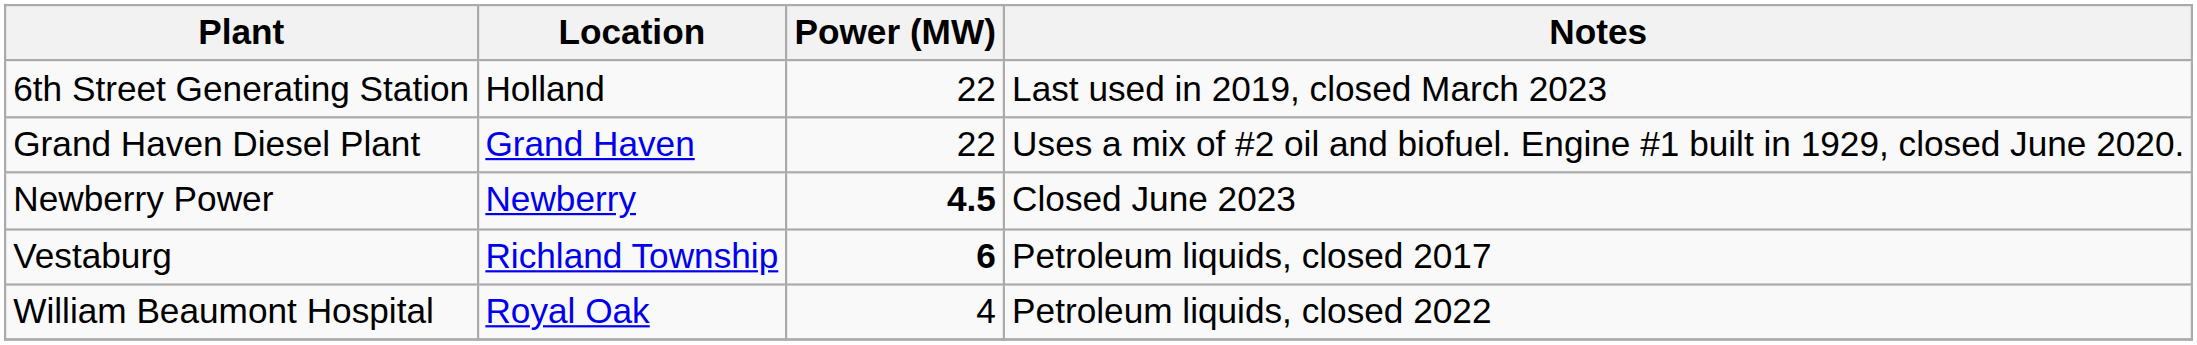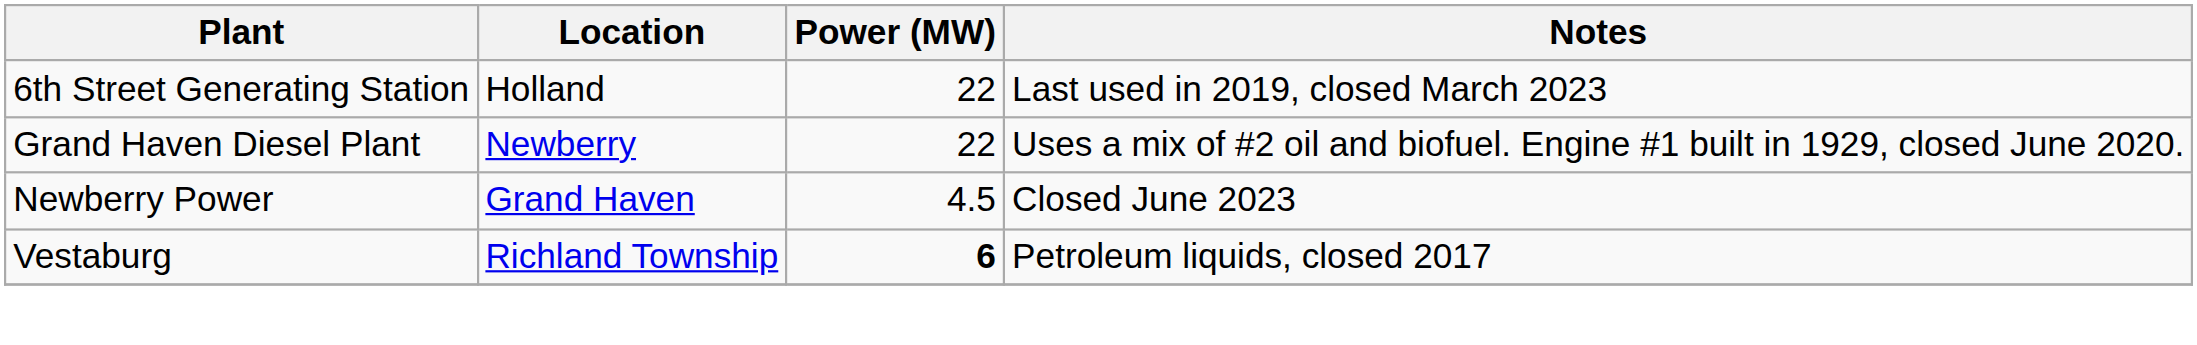(590, 144) Grand Haven -> (561, 144) Newberry
(561, 199) Newberry -> (590, 199) Grand Haven
(971, 199) bold -> (971, 199) normal
- row: (224, 311)
